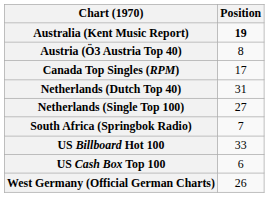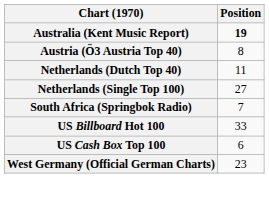- row: (111, 70)
(241, 88) 31 -> (241, 70) 11
(241, 182) 26 -> (241, 164) 23
